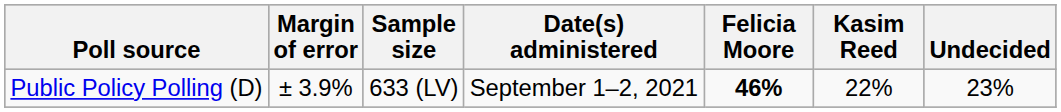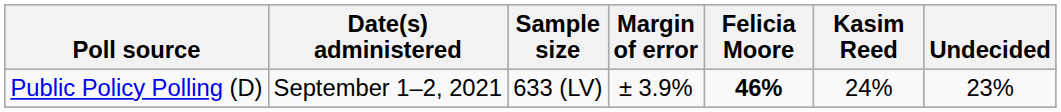columns swapped: (584, 37) <-> (316, 37)
(869, 88) 22% -> (869, 88) 24%
